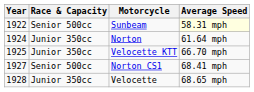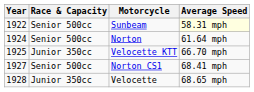(61, 39) Junior 350cc -> (61, 39) Senior 500cc
